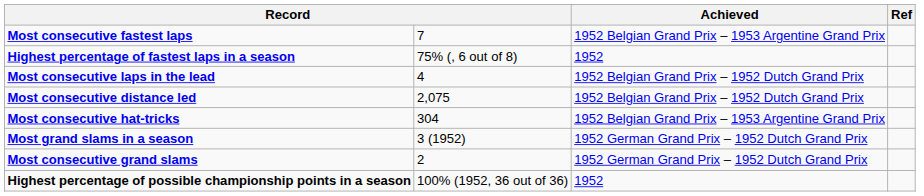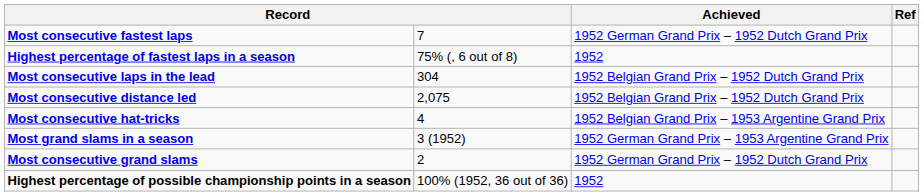(730, 36) 1952 Belgian Grand Prix – 1953 Argentine Grand Prix -> (721, 36) 1952 German Grand Prix – 1952 Dutch Grand Prix
(421, 77) 4 -> (428, 77) 304
(428, 118) 304 -> (421, 118) 4
(721, 139) 1952 German Grand Prix – 1952 Dutch Grand Prix -> (731, 139) 1952 German Grand Prix – 1953 Argentine Grand Prix
